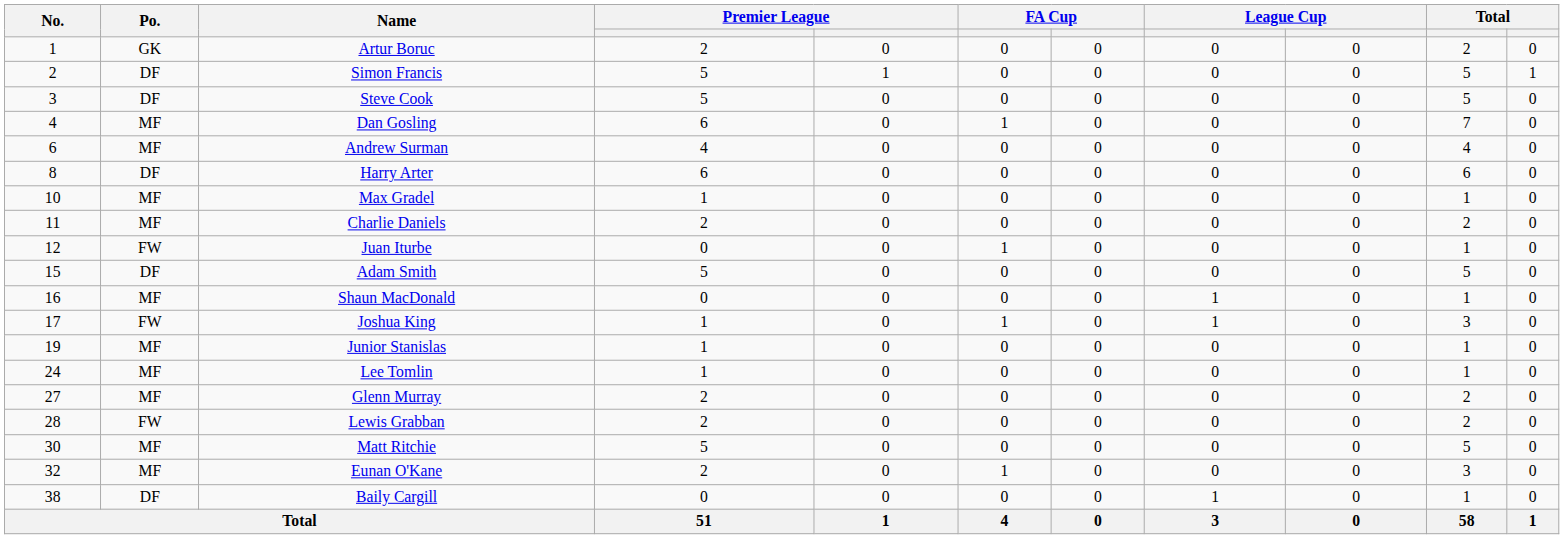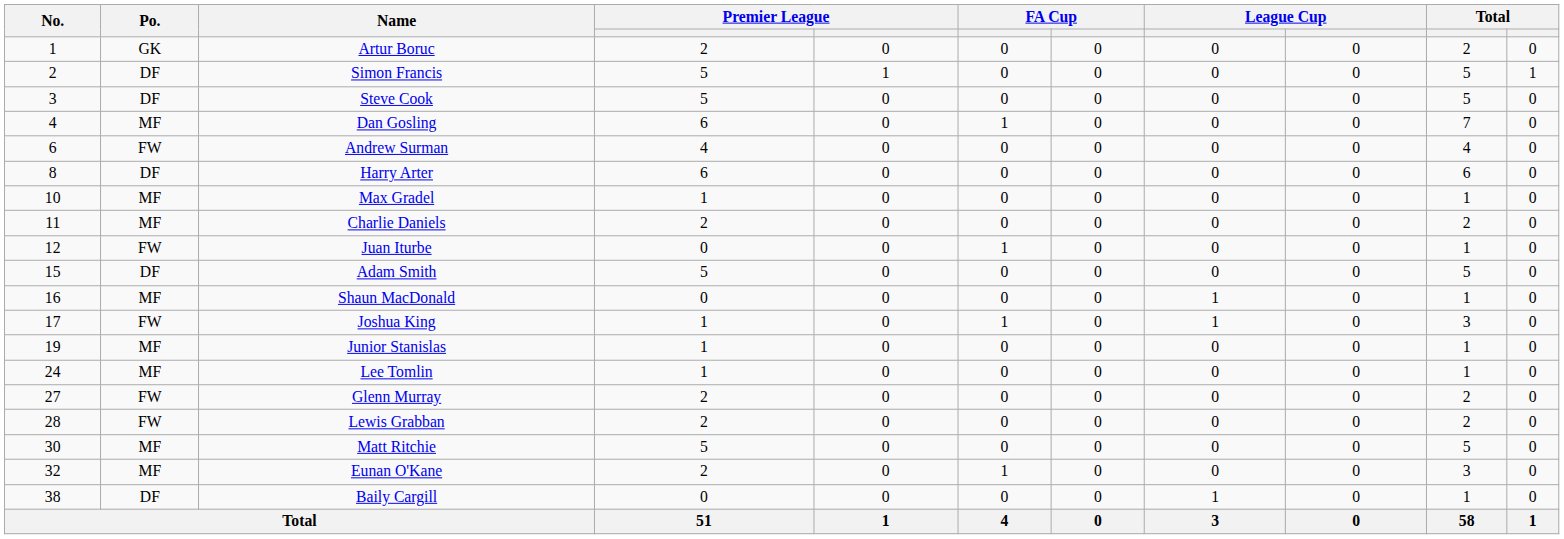(150, 148) MF -> (150, 148) FW
(150, 397) MF -> (150, 397) FW
